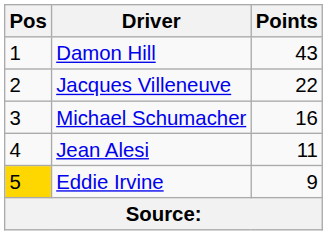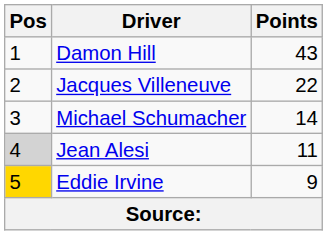(307, 118) 16 -> (307, 118) 14
(15, 150) no background -> (15, 150) lightgrey background
